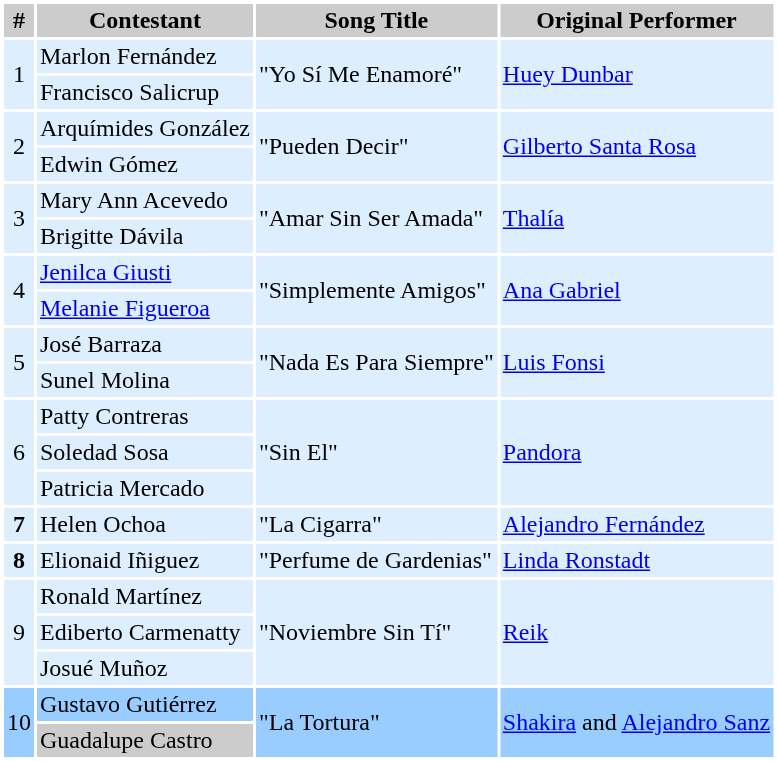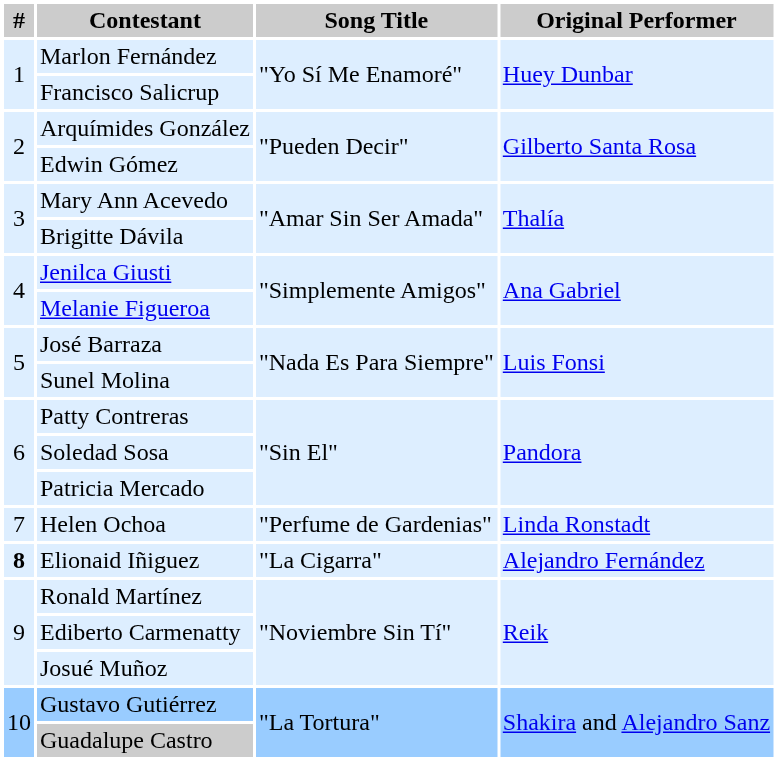(19, 524) bold -> (19, 524) normal
(320, 524) "La Cigarra" -> (375, 524) "Perfume de Gardenias"
(604, 524) Alejandro Fernández -> (576, 524) Linda Ronstadt
(375, 560) "Perfume de Gardenias" -> (320, 560) "La Cigarra"
(576, 560) Linda Ronstadt -> (604, 560) Alejandro Fernández
